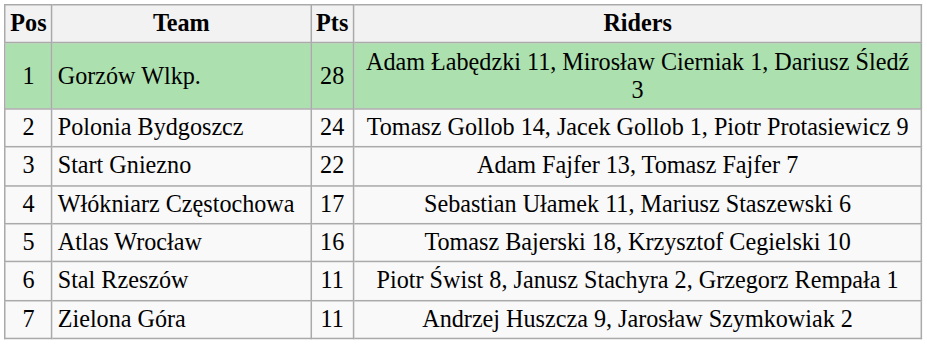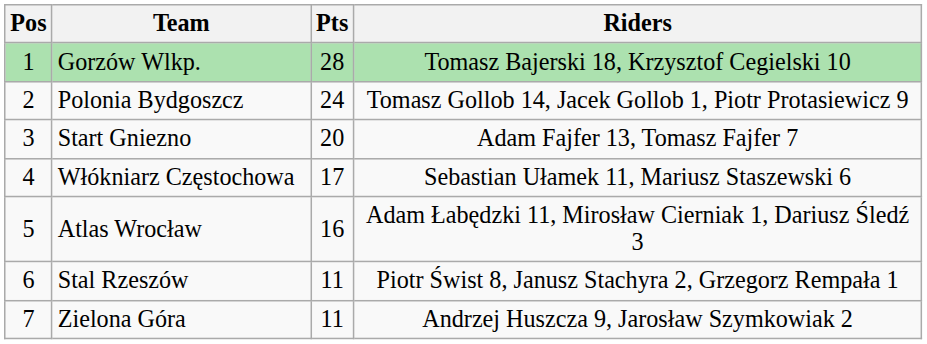(638, 75) Adam Łabędzki 11, Mirosław Cierniak 1, Dariusz Śledź 3 -> (638, 61) Tomasz Bajerski 18, Krzysztof Cegielski 10
(332, 165) 22 -> (332, 138) 20
(638, 242) Tomasz Bajerski 18, Krzysztof Cegielski 10 -> (638, 228) Adam Łabędzki 11, Mirosław Cierniak 1, Dariusz Śledź 3
